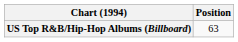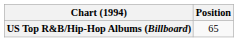(213, 28) 63 -> (213, 28) 65
